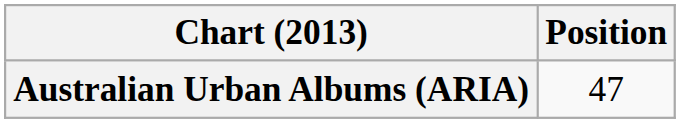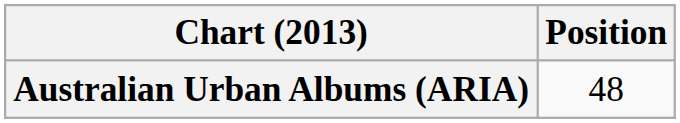(606, 88) 47 -> (606, 88) 48
